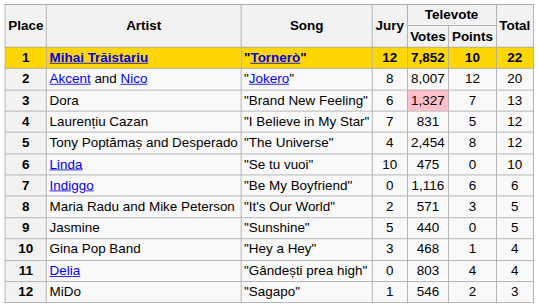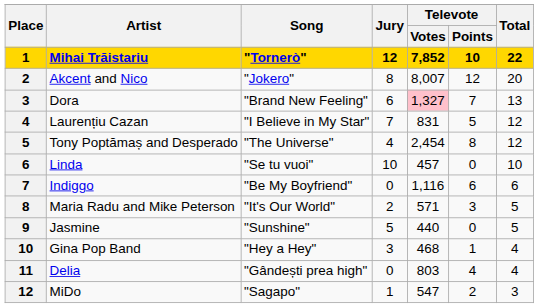(428, 164) 475 -> (428, 164) 457
(428, 292) 546 -> (428, 292) 547
